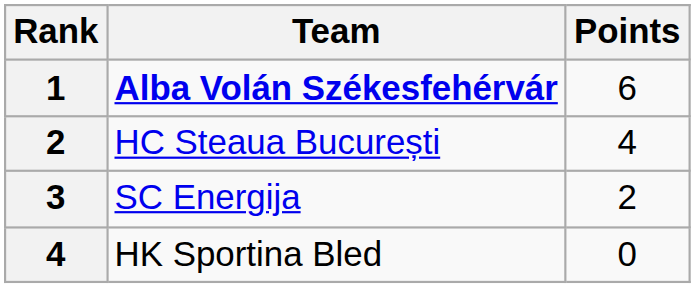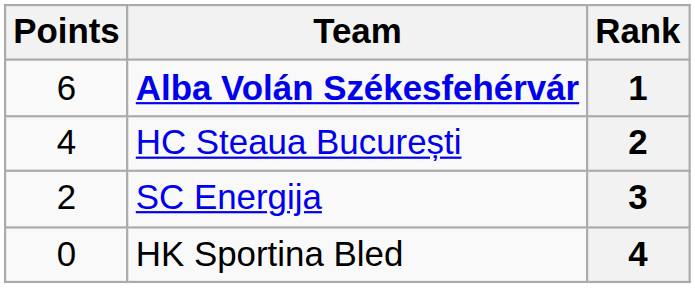columns swapped: (56, 32) <-> (627, 32)
